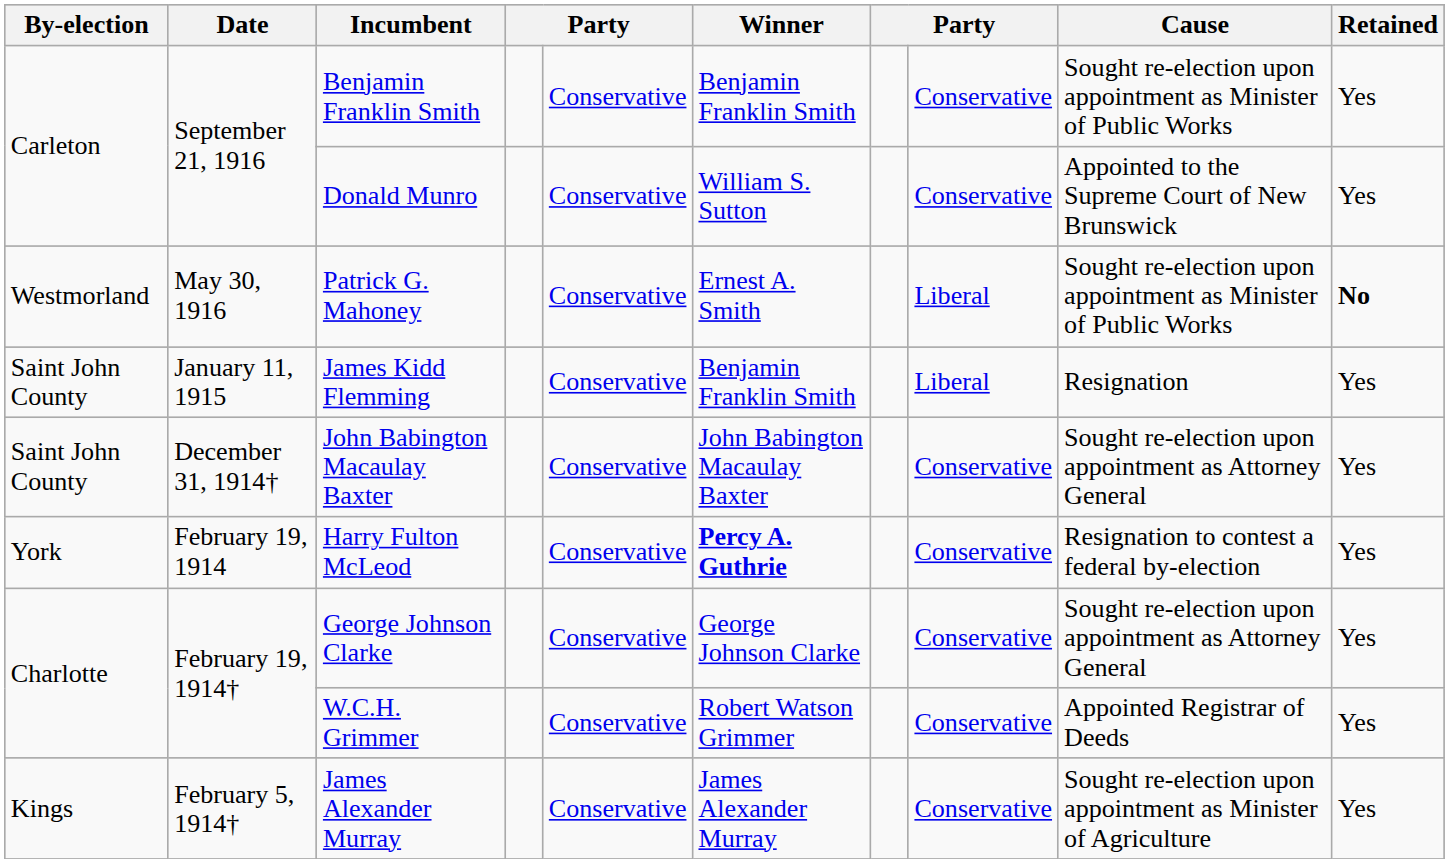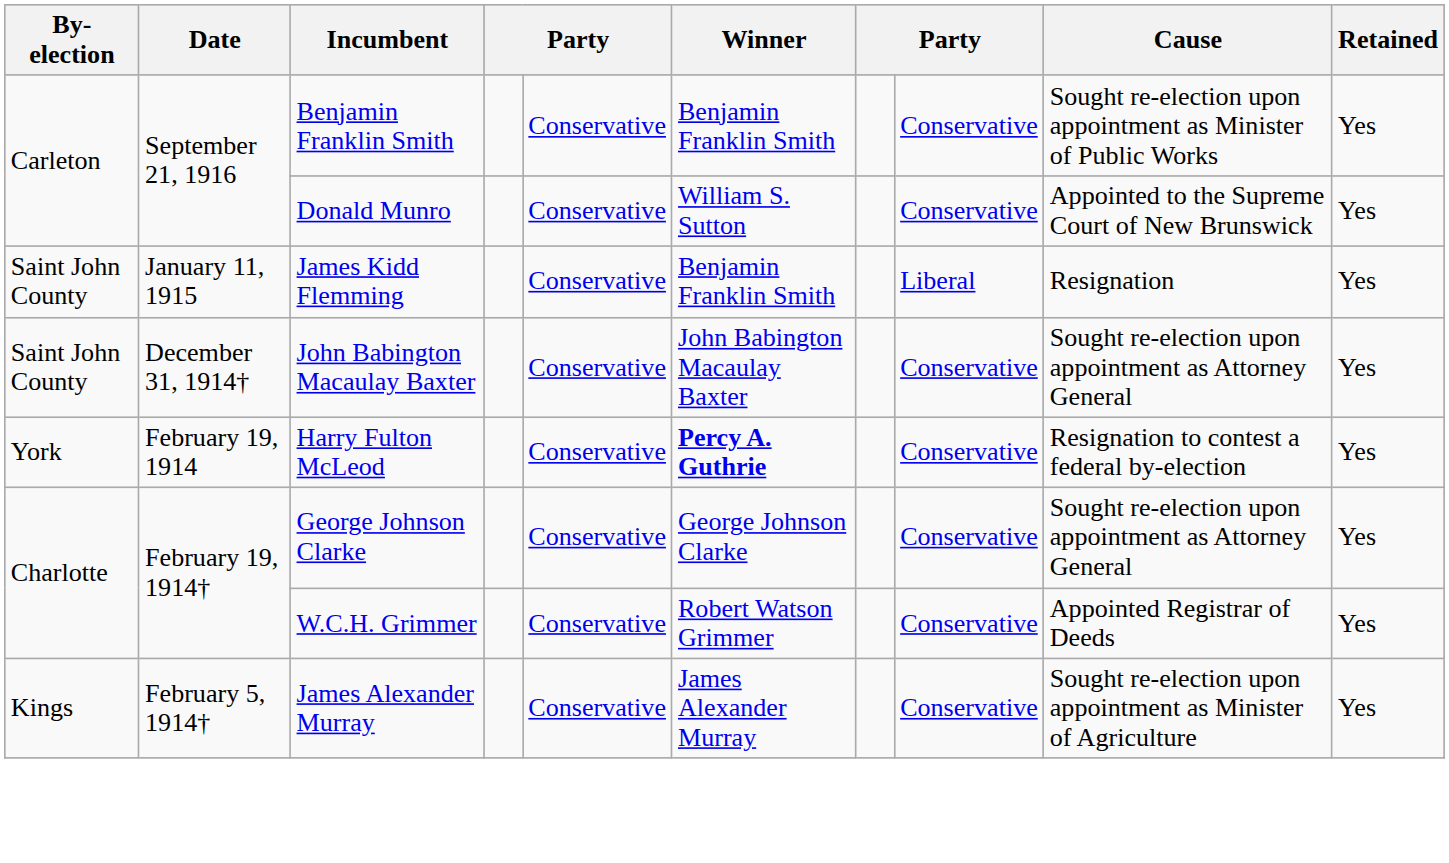- row: (376, 295)
